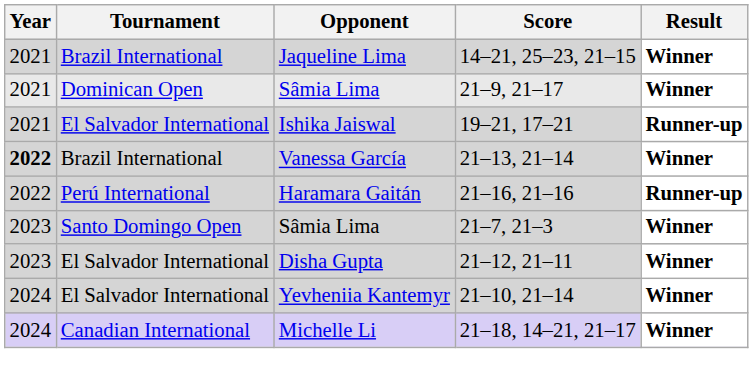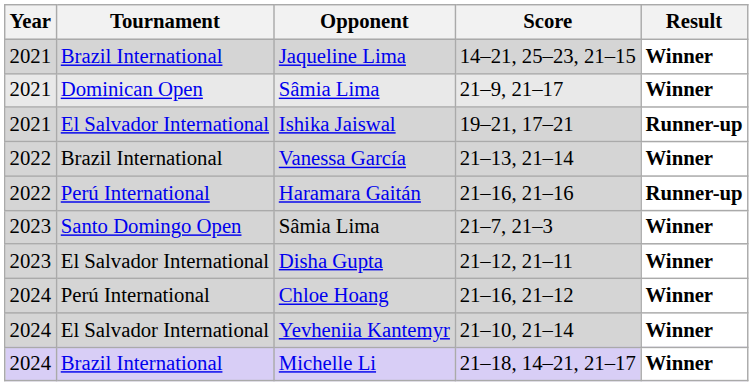(30, 158) bold -> (30, 158) normal
+ row: (334, 295)
(155, 329) Canadian International -> (142, 363) Brazil International
